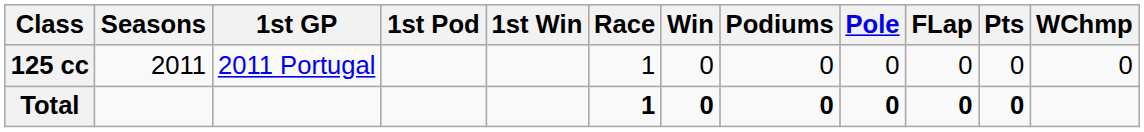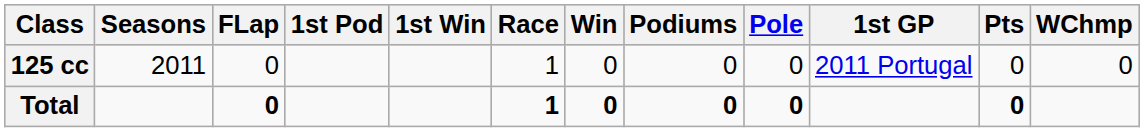columns swapped: (297, 24) <-> (942, 24)
